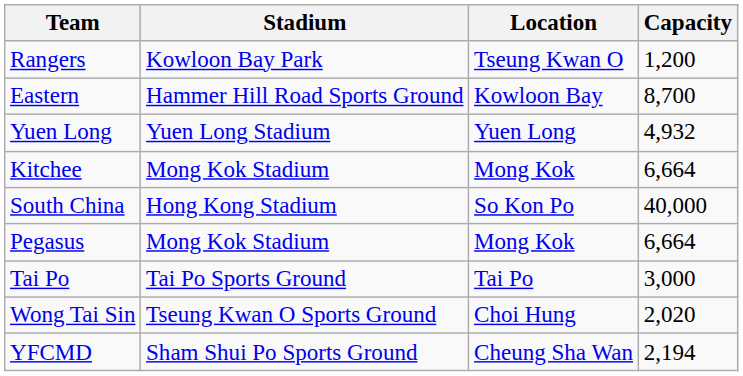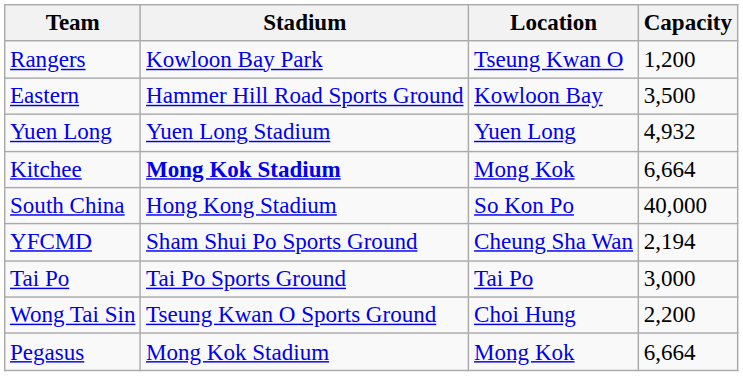(670, 95) 8,700 -> (670, 95) 3,500
(238, 168) normal -> (243, 168) bold
rows swapped: (47, 242) <-> (51, 351)
(670, 315) 2,020 -> (670, 315) 2,200
